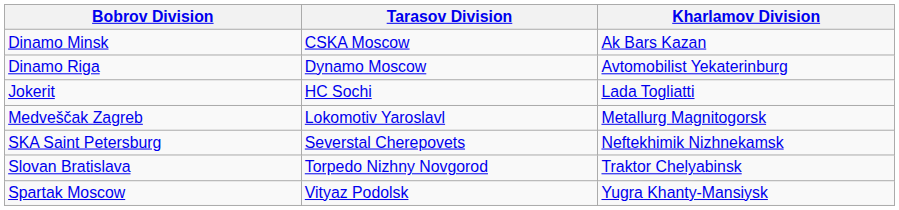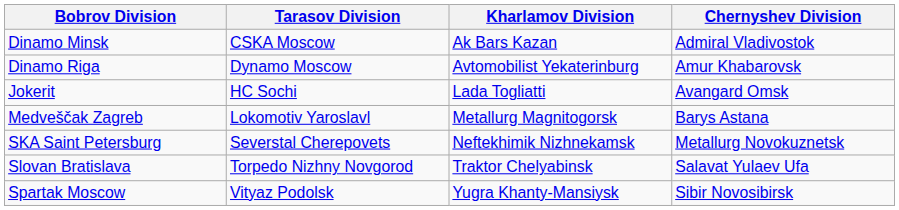+ column: (783, 17)
